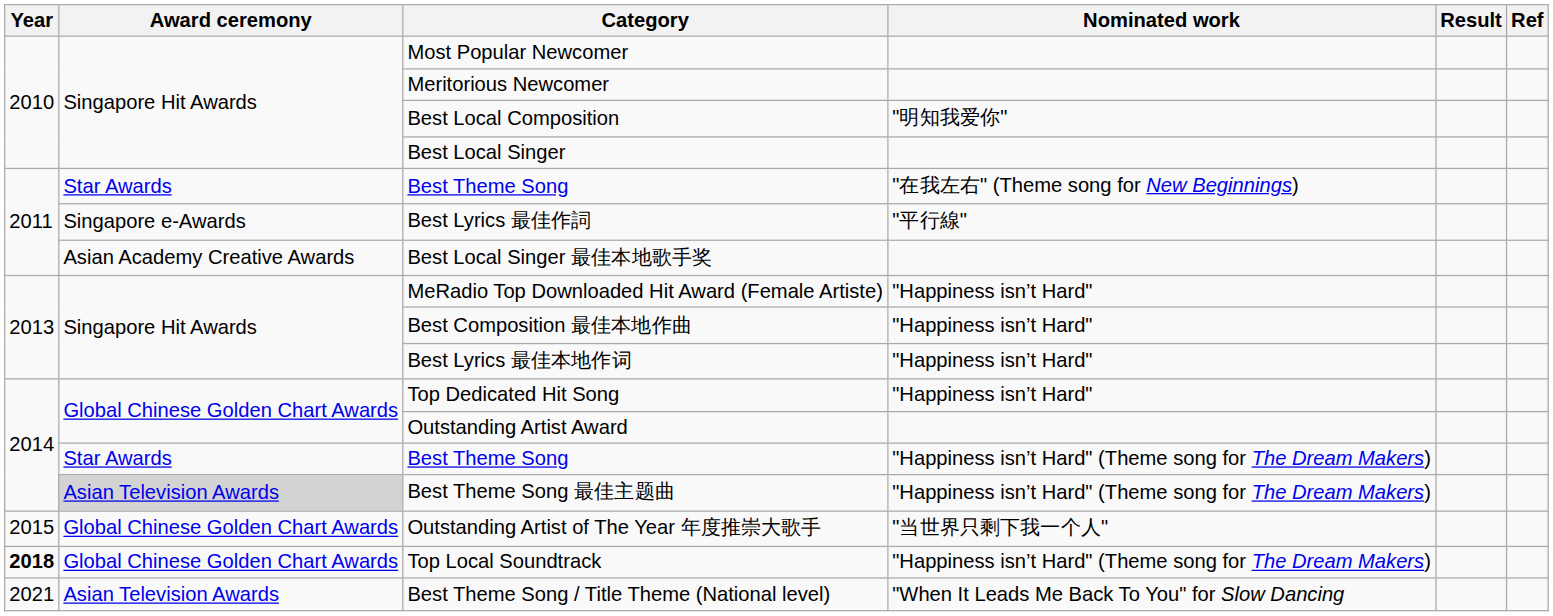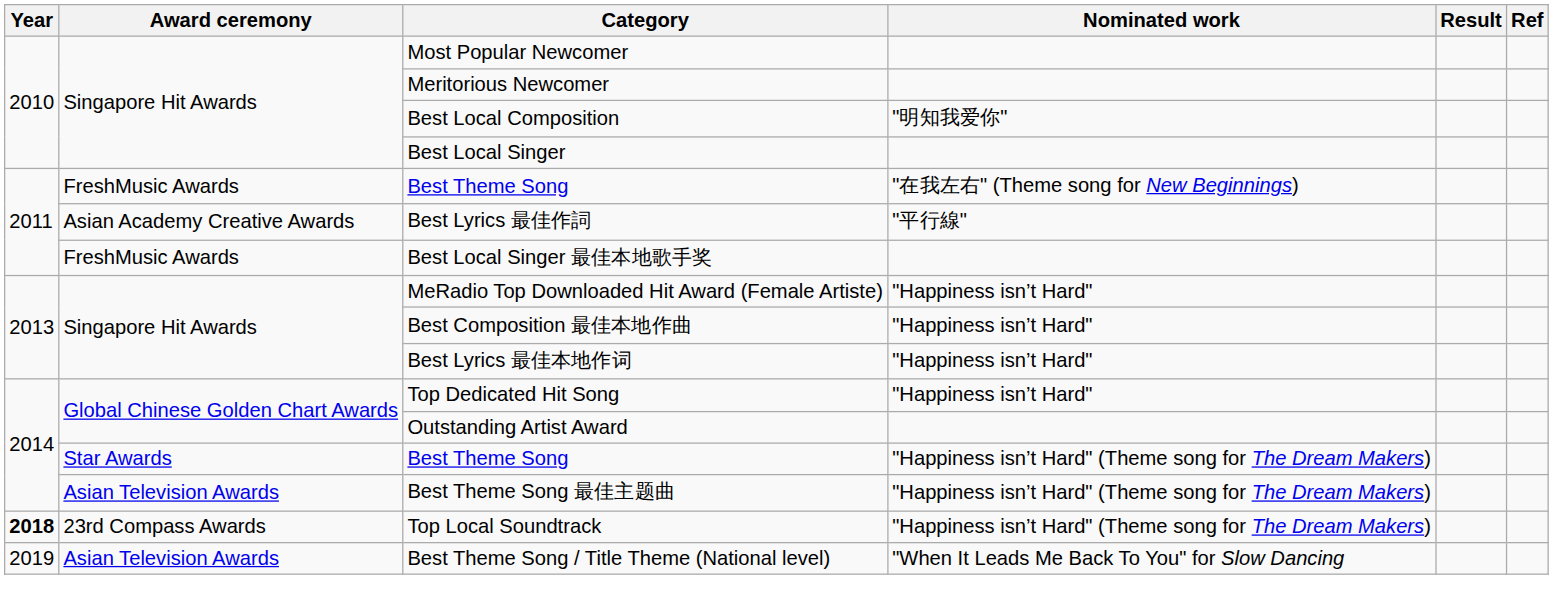(118, 186) Star Awards -> (151, 186) FreshMusic Awards
(155, 221) Singapore e-Awards -> (209, 221) Asian Academy Creative Awards
(209, 257) Asian Academy Creative Awards -> (151, 257) FreshMusic Awards
(171, 492) lightgrey background -> (171, 492) no background
- row: (615, 527)
(231, 562) Global Chinese Golden Chart Awards -> (165, 526) 23rd Compass Awards
(32, 594) 2021 -> (32, 558) 2019
